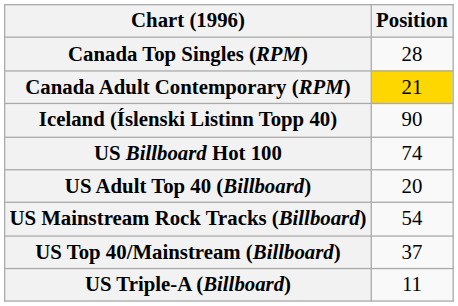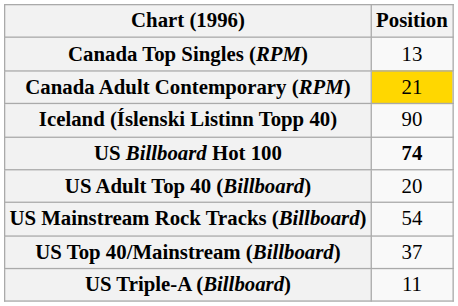(412, 53) 28 -> (412, 53) 13
(412, 152) normal -> (412, 152) bold
